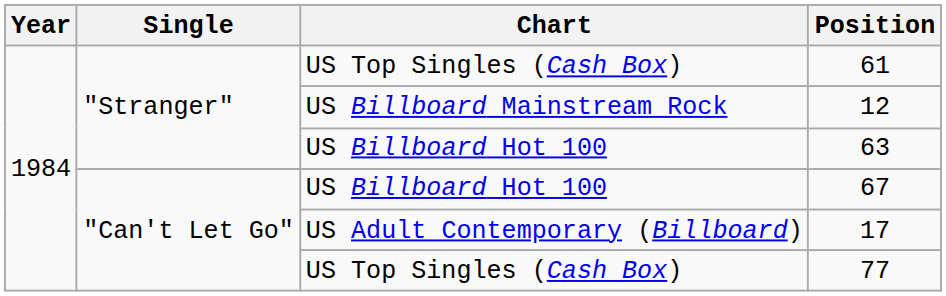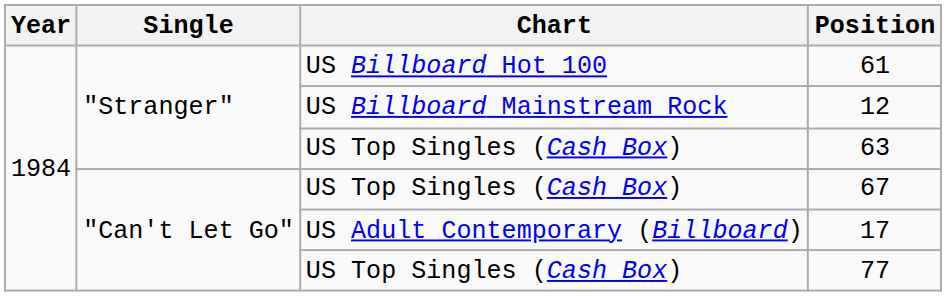(494, 66) US Top Singles (Cash Box) -> (456, 66) US Billboard Hot 100
(456, 148) US Billboard Hot 100 -> (494, 148) US Top Singles (Cash Box)
(456, 189) US Billboard Hot 100 -> (494, 189) US Top Singles (Cash Box)
